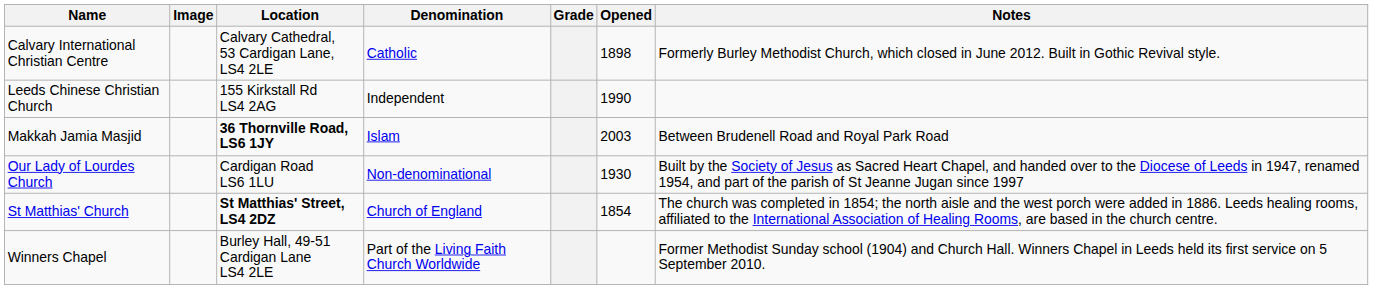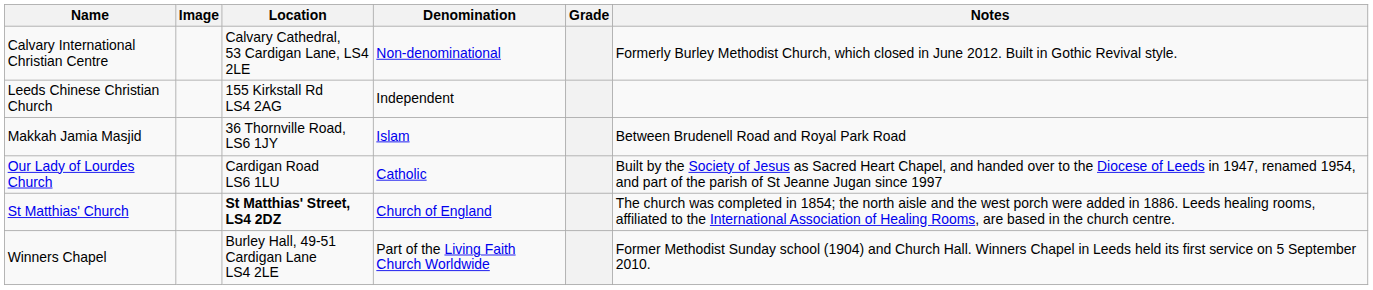- column: (626, 15)
(392, 53) Catholic -> (439, 53) Non-denominational
(284, 136) bold -> (286, 136) normal
(429, 174) Non-denominational -> (401, 174) Catholic
